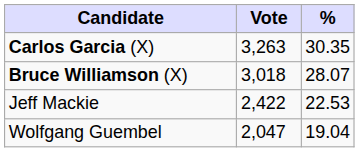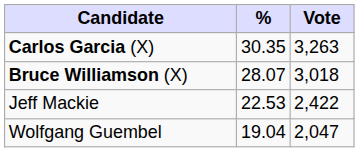columns swapped: (269, 18) <-> (328, 18)
